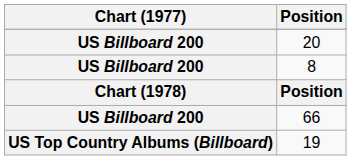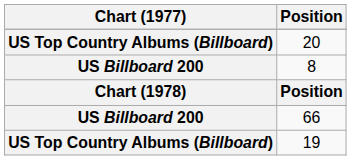(141, 42) US Billboard 200 -> (141, 42) US Top Country Albums (Billboard)
